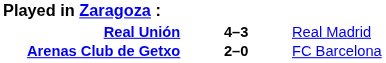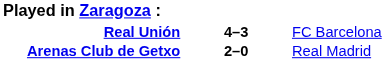(332, 32) Real Madrid -> (337, 32) FC Barcelona
(337, 51) FC Barcelona -> (332, 51) Real Madrid
